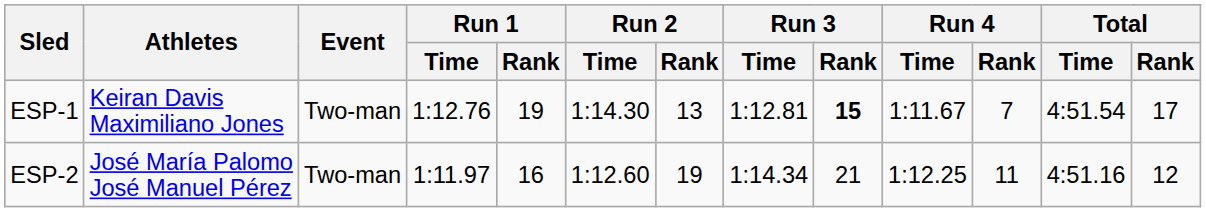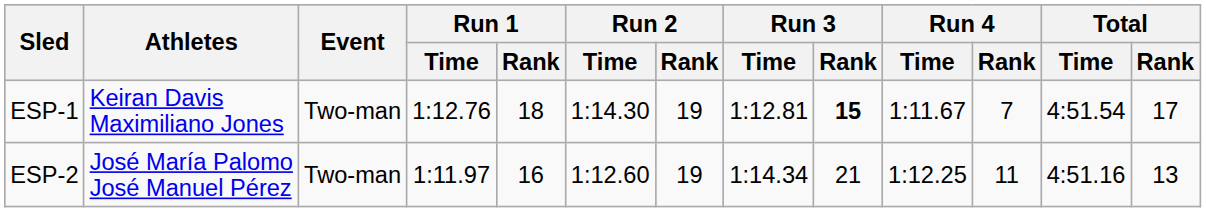(531, 112) 19 -> (531, 112) 18
(689, 112) 13 -> (689, 112) 19
(1165, 175) 12 -> (1165, 175) 13
